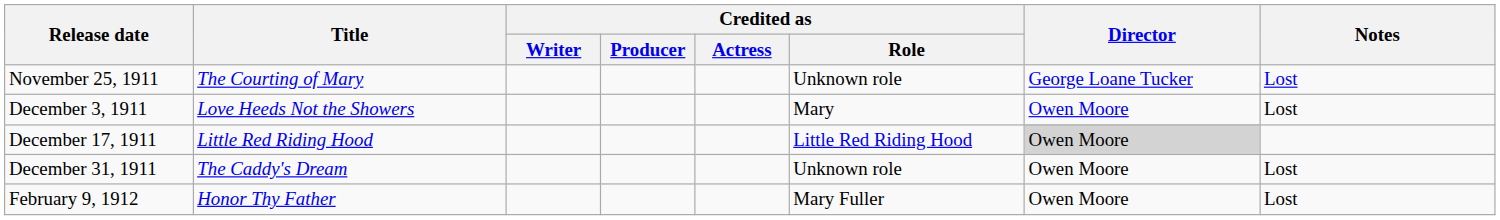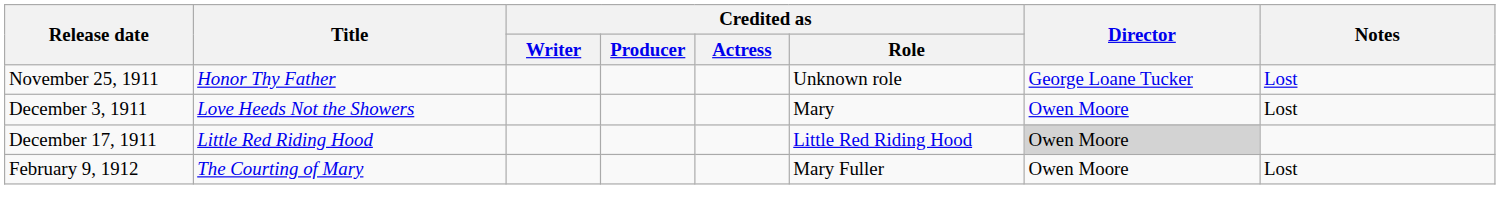(280, 79) The Courting of Mary -> (266, 79) Honor Thy Father
- row: (83, 169)
(266, 199) Honor Thy Father -> (280, 169) The Courting of Mary
